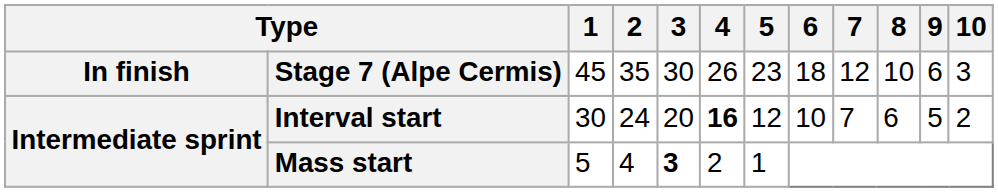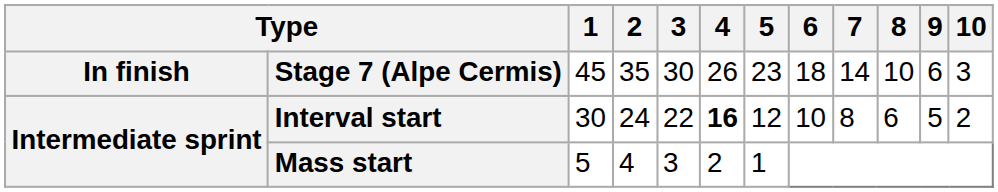(855, 72) 12 -> (855, 72) 14
(679, 117) 20 -> (679, 117) 22
(847, 117) 7 -> (847, 117) 8
(671, 163) bold -> (671, 163) normal
